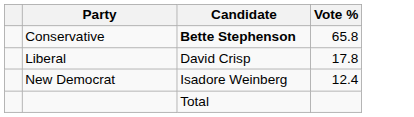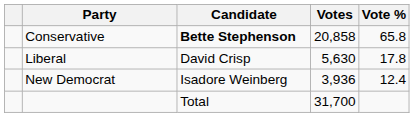+ column: (335, 15)
